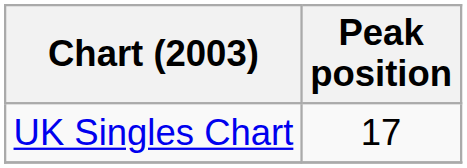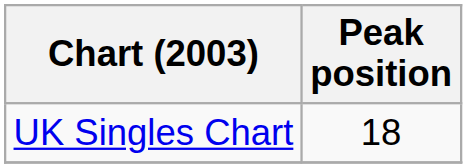(381, 132) 17 -> (381, 132) 18
